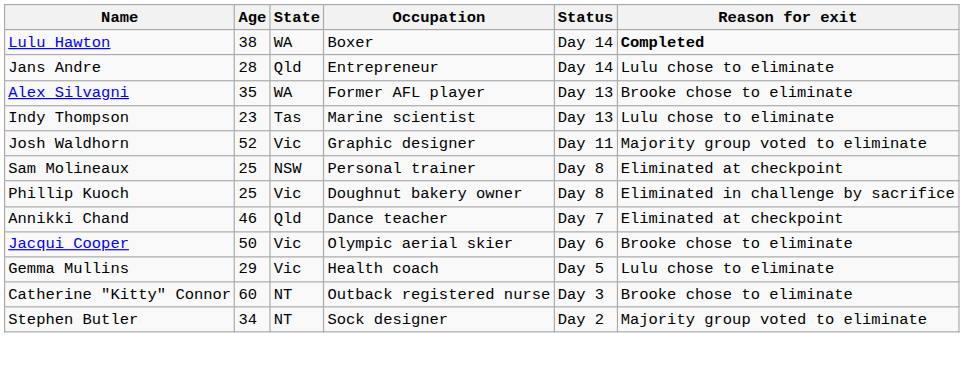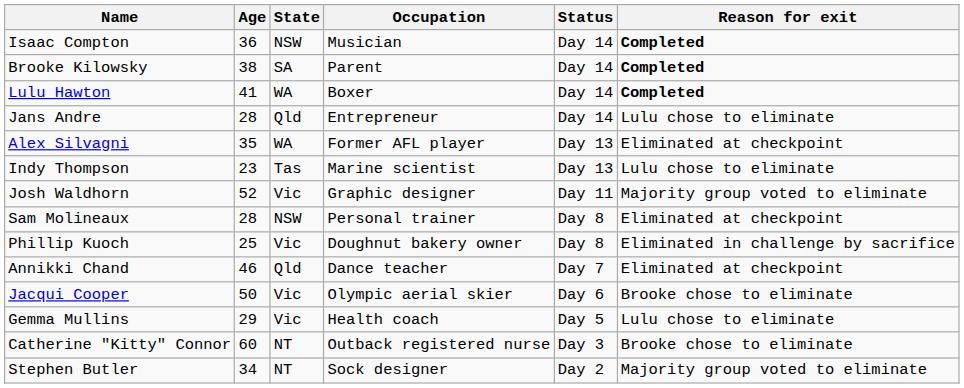+ row: (69, 42)
+ row: (78, 68)
(248, 42) 38 -> (248, 93) 41
(737, 93) Brooke chose to eliminate -> (732, 143) Eliminated at checkpoint
(248, 168) 25 -> (248, 219) 28
